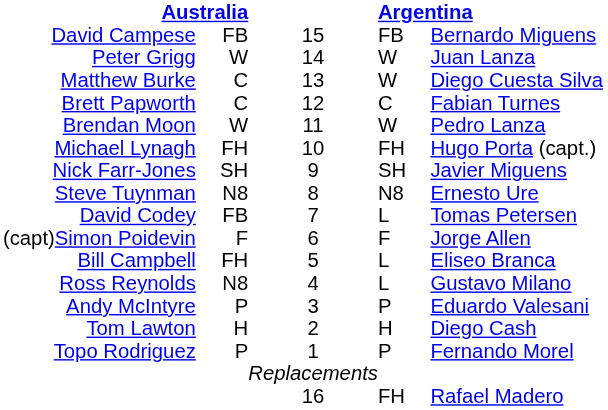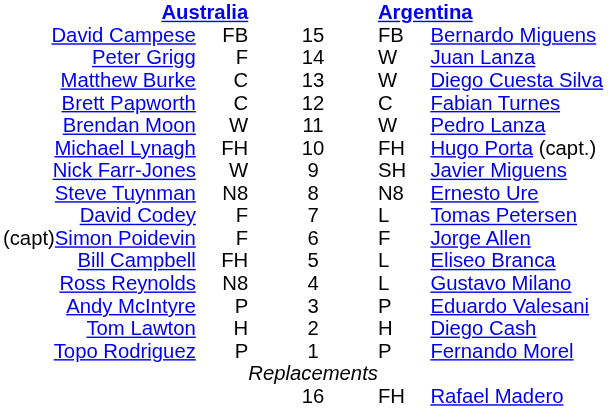(239, 57) W -> (242, 57) F
(234, 170) SH -> (239, 170) W
(235, 215) FB -> (242, 215) F
